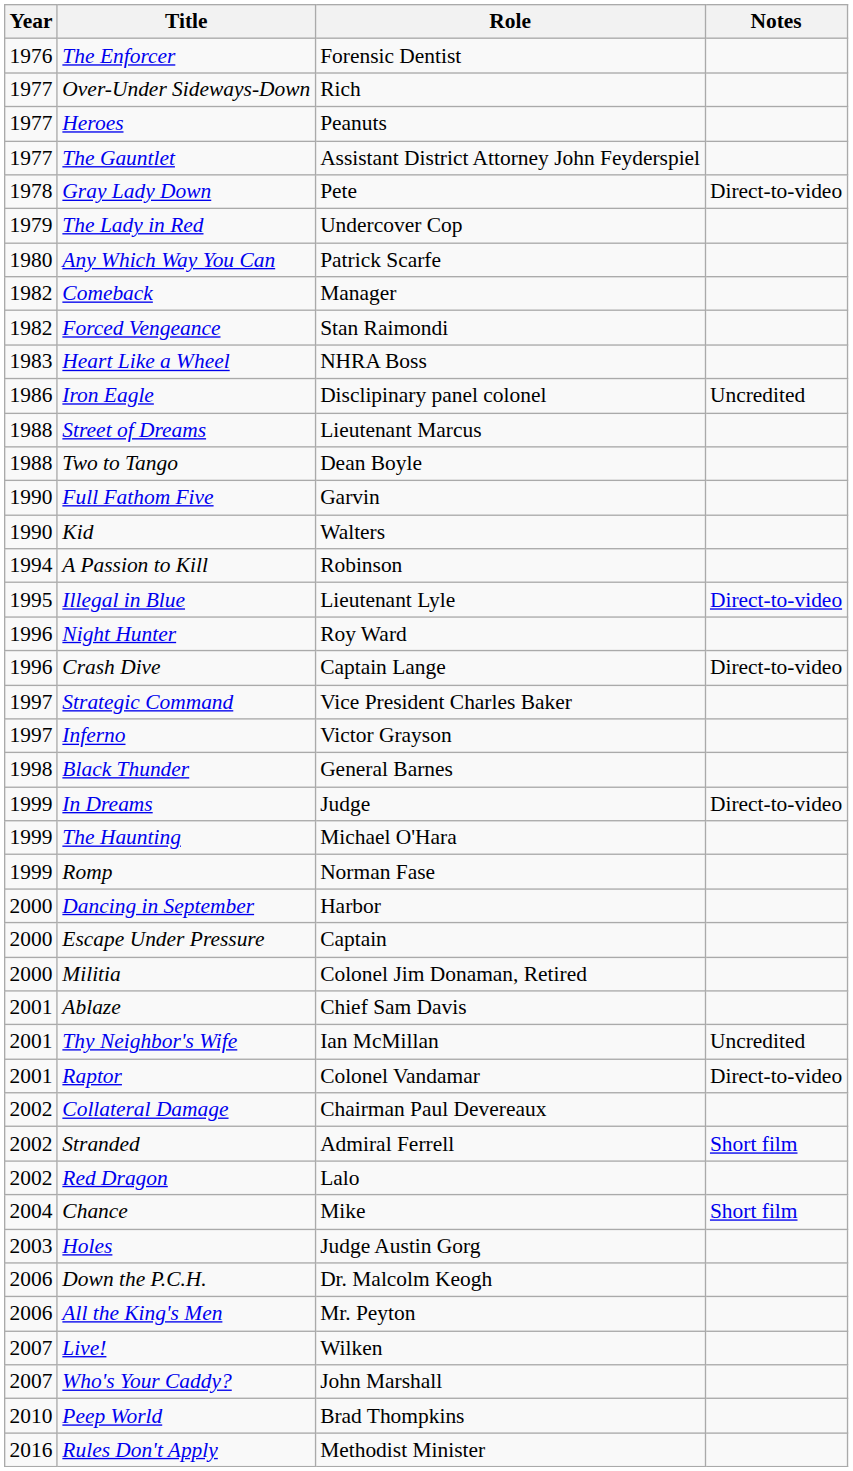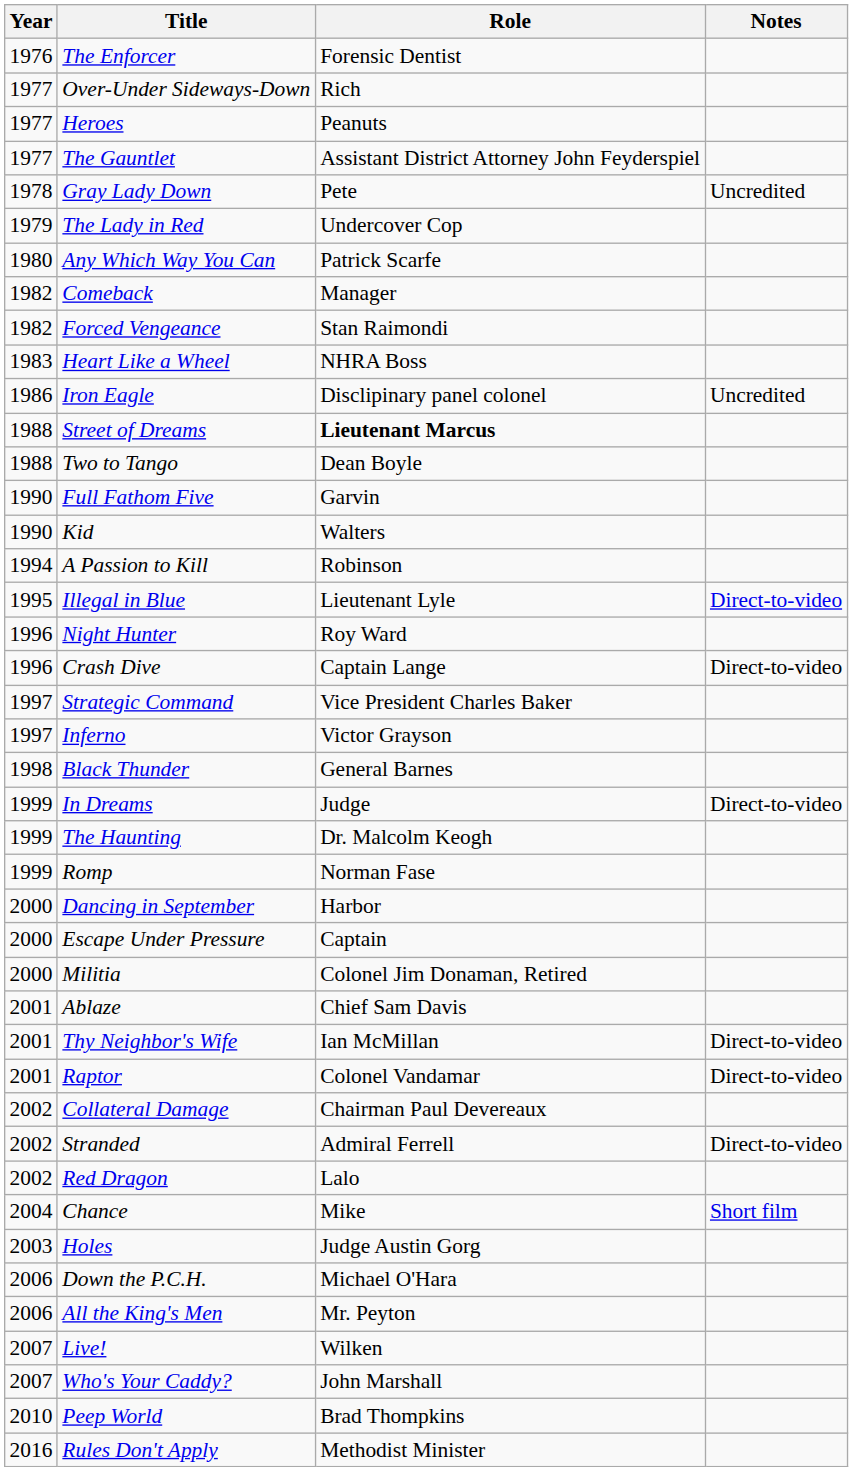(776, 191) Direct-to-video -> (758, 191) Uncredited
(401, 429) normal -> (408, 429) bold
(388, 837) Michael O'Hara -> (406, 837) Dr. Malcolm Keogh
(758, 1041) Uncredited -> (776, 1041) Direct-to-video
(754, 1143) Short film -> (776, 1143) Direct-to-video
(406, 1279) Dr. Malcolm Keogh -> (388, 1279) Michael O'Hara
